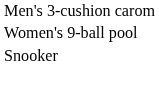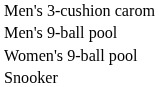+ row: (61, 33)
